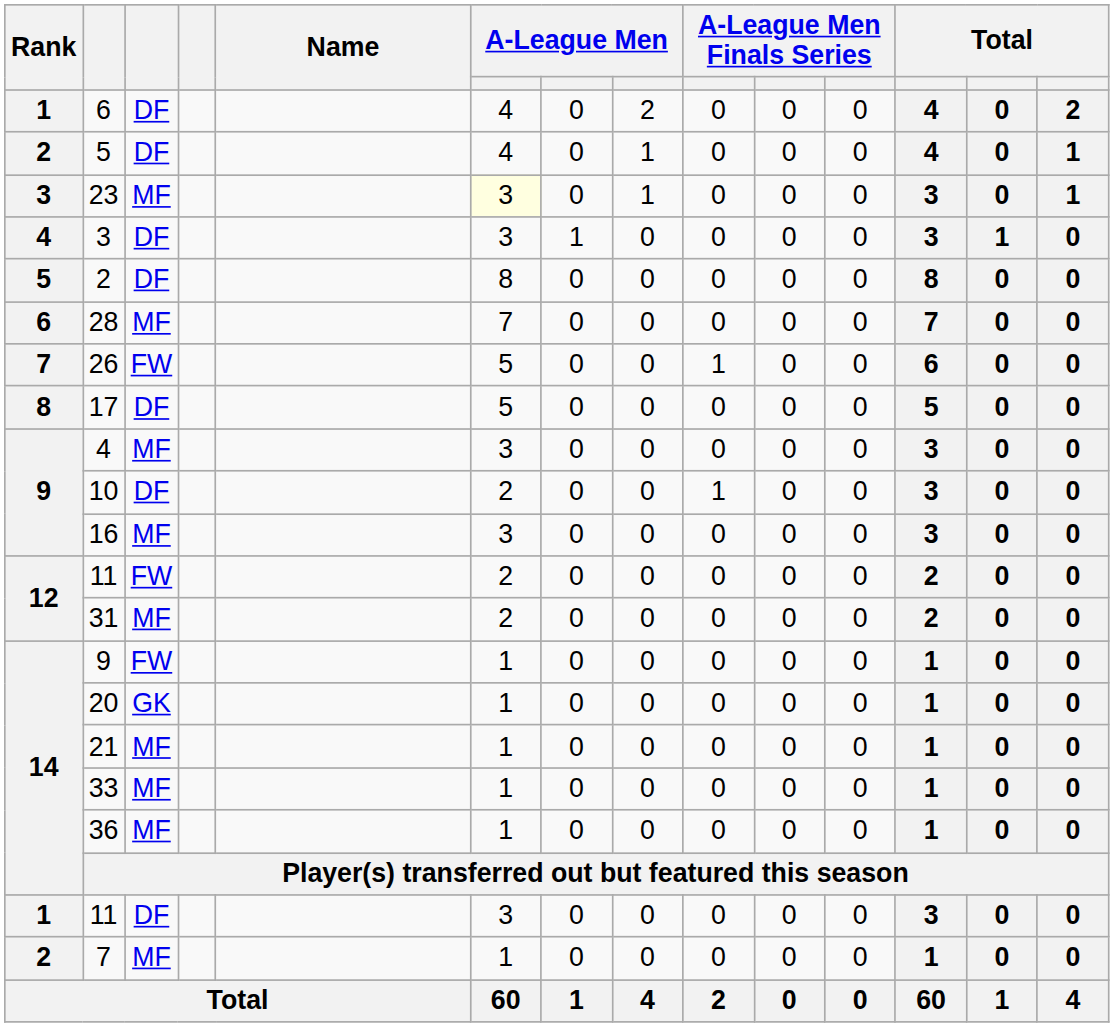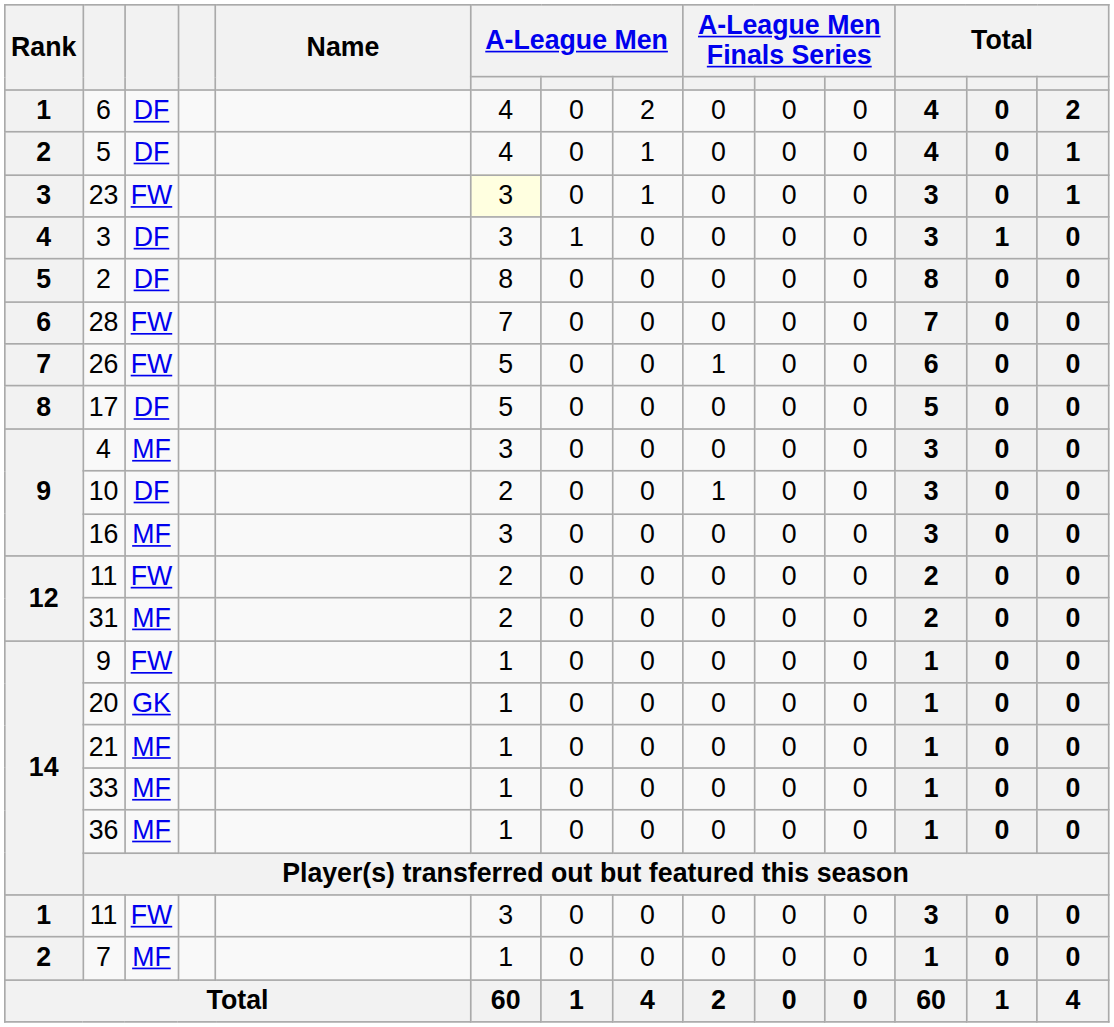(151, 195) MF -> (151, 195) FW
(151, 322) MF -> (151, 322) FW
(151, 915) DF -> (151, 915) FW
